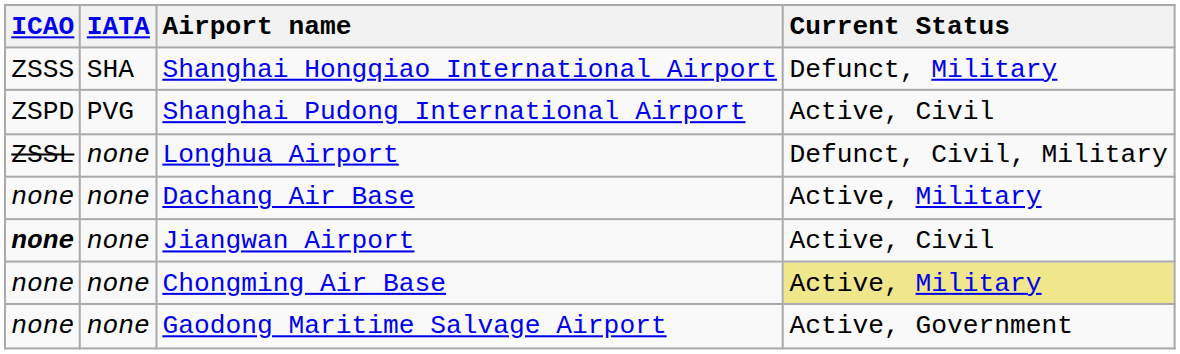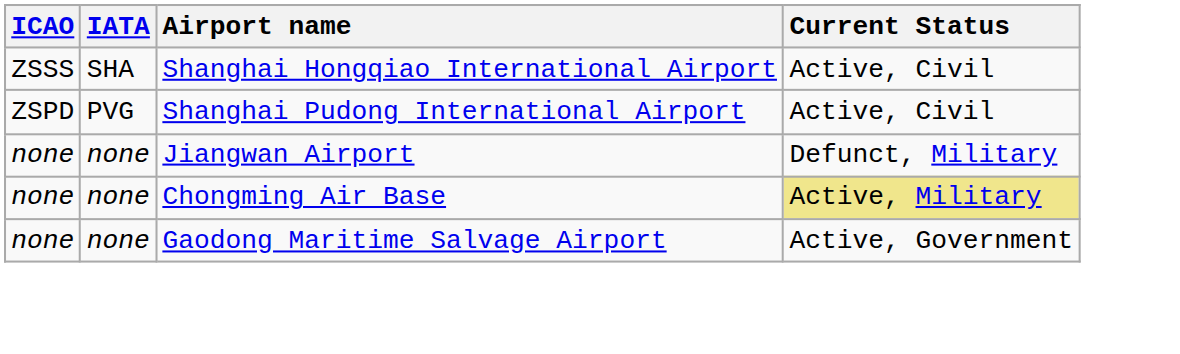(923, 69) Defunct, Military -> (892, 69) Active, Civil
- row: (281, 155)
- row: (288, 198)
(43, 240) bold -> (43, 155) normal
(892, 240) Active, Civil -> (923, 155) Defunct, Military
